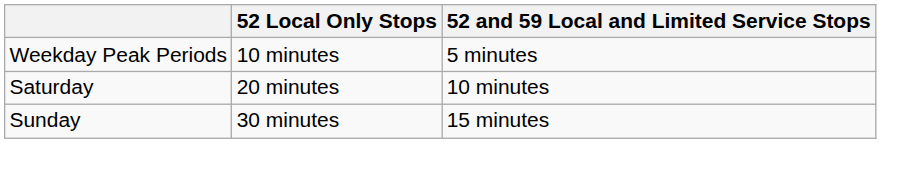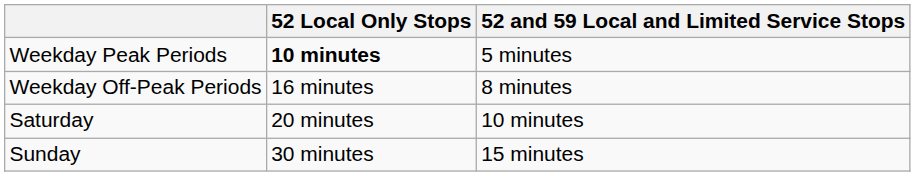(288, 54) normal -> (326, 54) bold
+ row: (136, 87)
